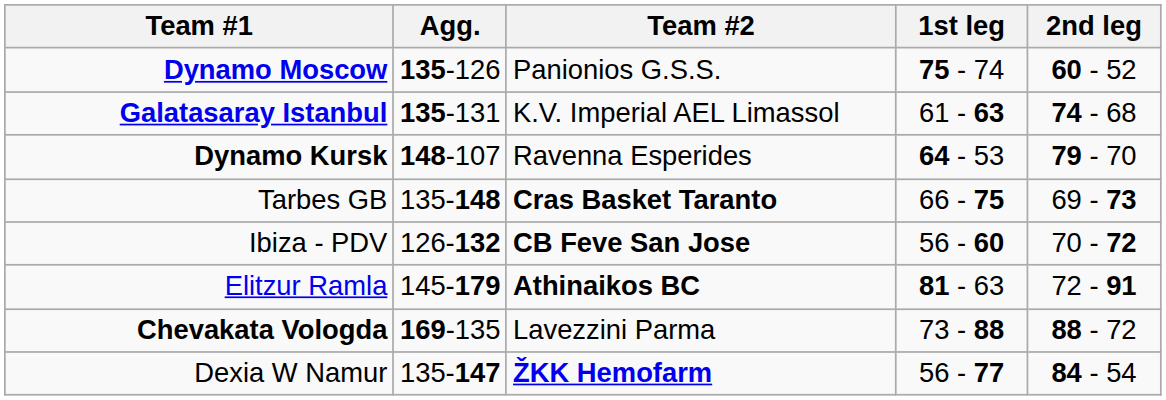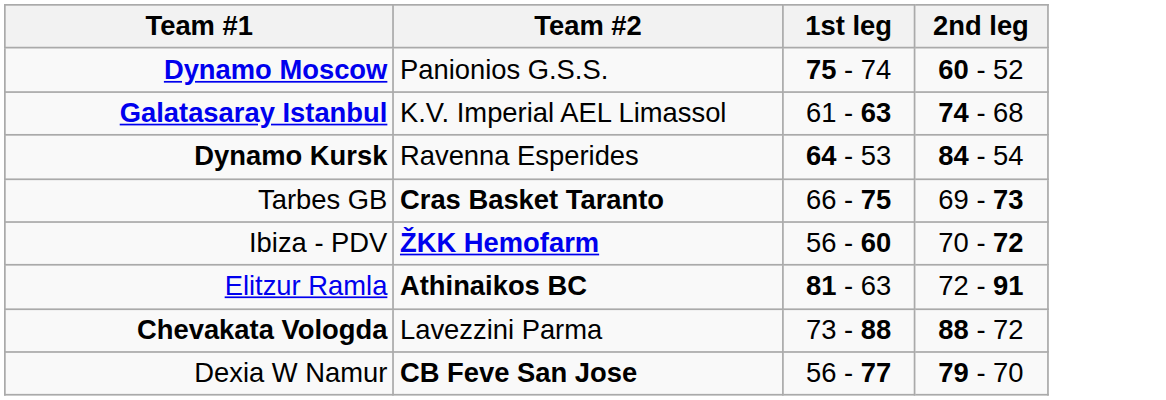- column: (450, 26)
(1094, 156) 79 - 70 -> (981, 156) 84 - 54
(632, 243) CB Feve San Jose -> (500, 243) ŽKK Hemofarm
(613, 373) ŽKK Hemofarm -> (519, 373) CB Feve San Jose
(1094, 373) 84 - 54 -> (981, 373) 79 - 70
